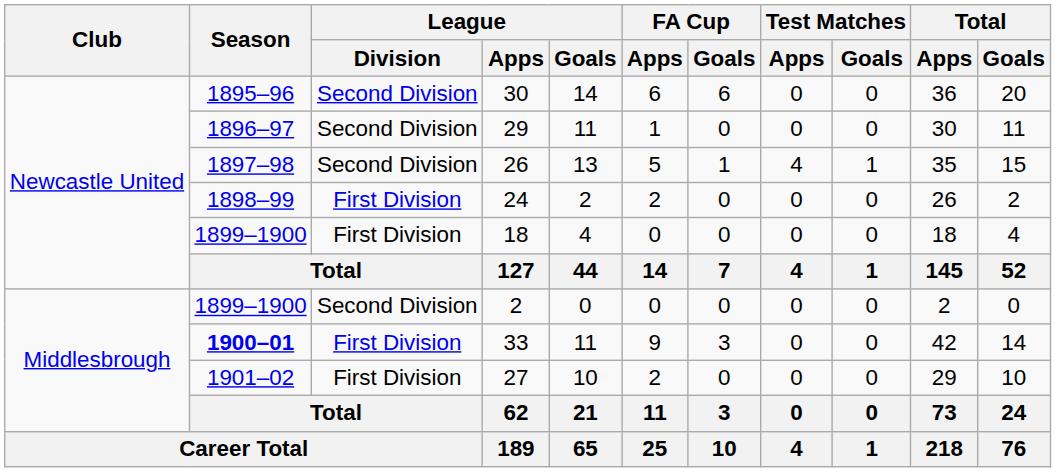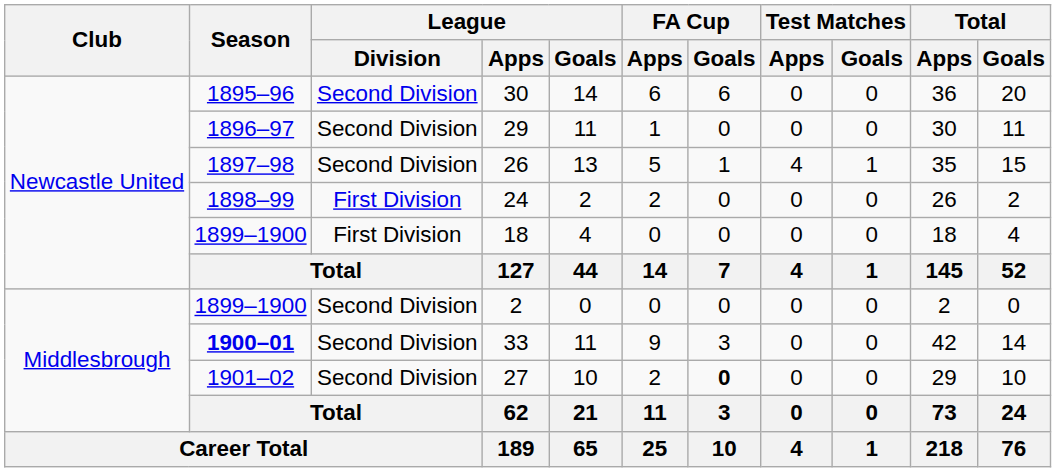(397, 341) First Division -> (397, 341) Second Division
(397, 377) First Division -> (397, 377) Second Division
(724, 377) normal -> (724, 377) bold
